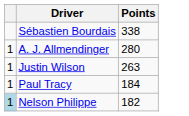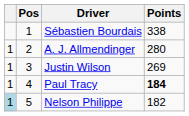+ column: (29, 13)
(131, 67) 263 -> (156, 67) 269
(131, 85) normal -> (156, 85) bold
